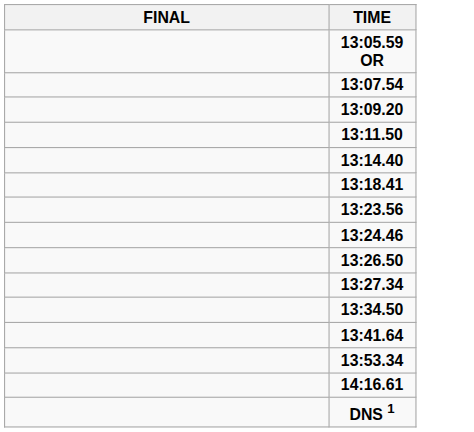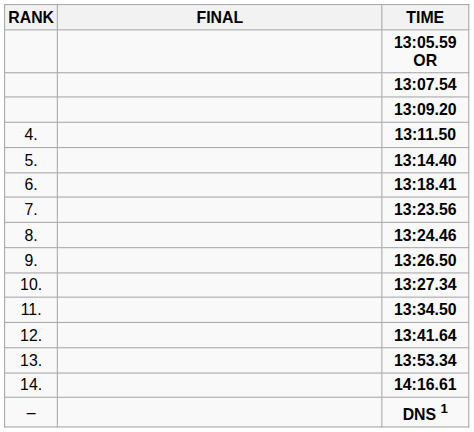+ column: (31, 17)
